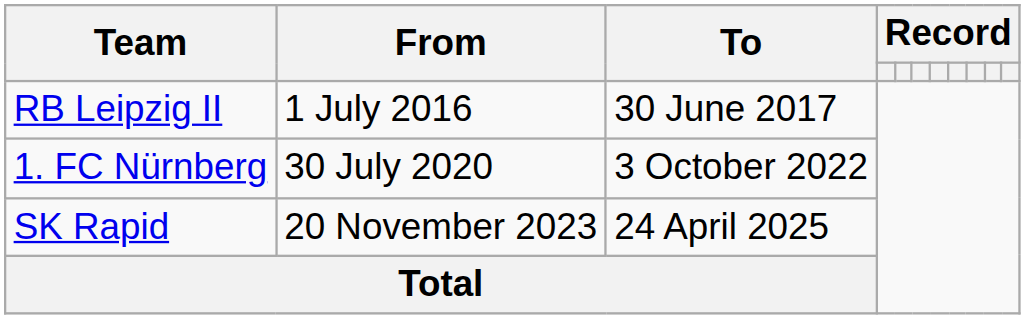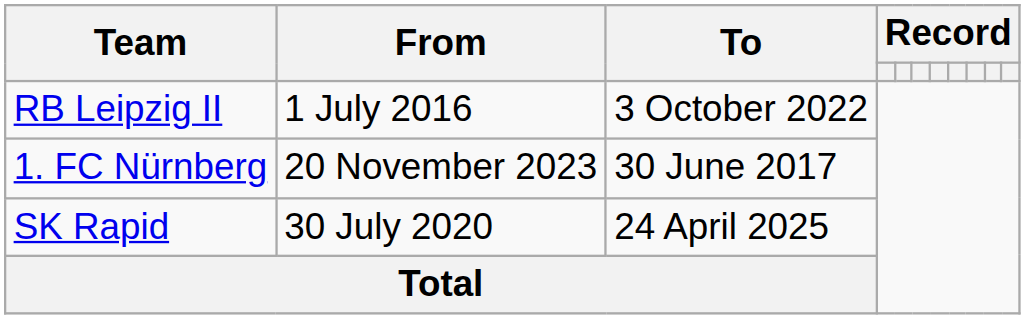(726, 109) 30 June 2017 -> (741, 109) 3 October 2022
(389, 167) 30 July 2020 -> (441, 167) 20 November 2023
(741, 167) 3 October 2022 -> (726, 167) 30 June 2017
(441, 225) 20 November 2023 -> (389, 225) 30 July 2020
